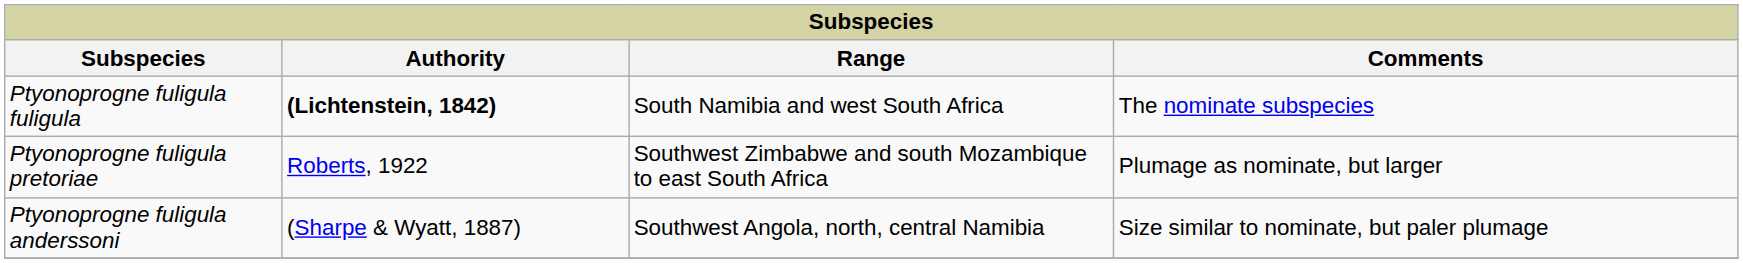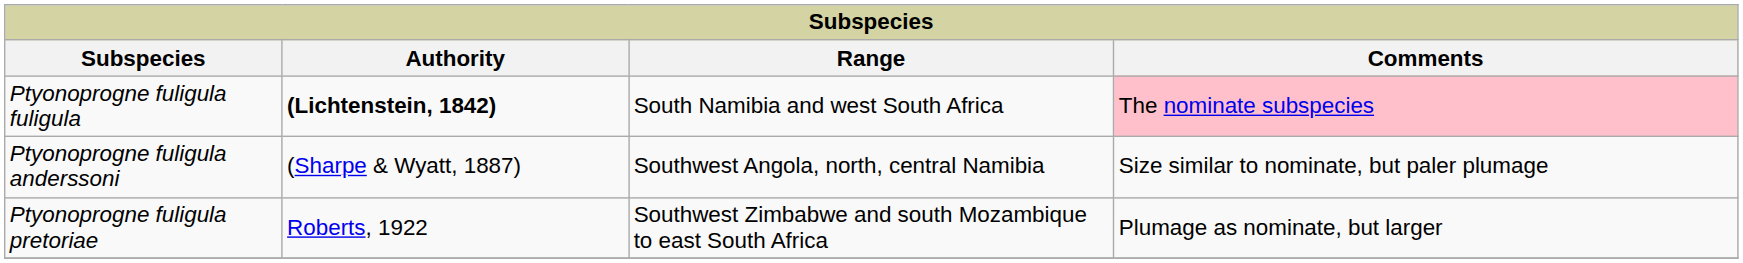(1246, 105) no background -> (1246, 105) pink background
rows swapped: (118, 227) <-> (118, 166)
